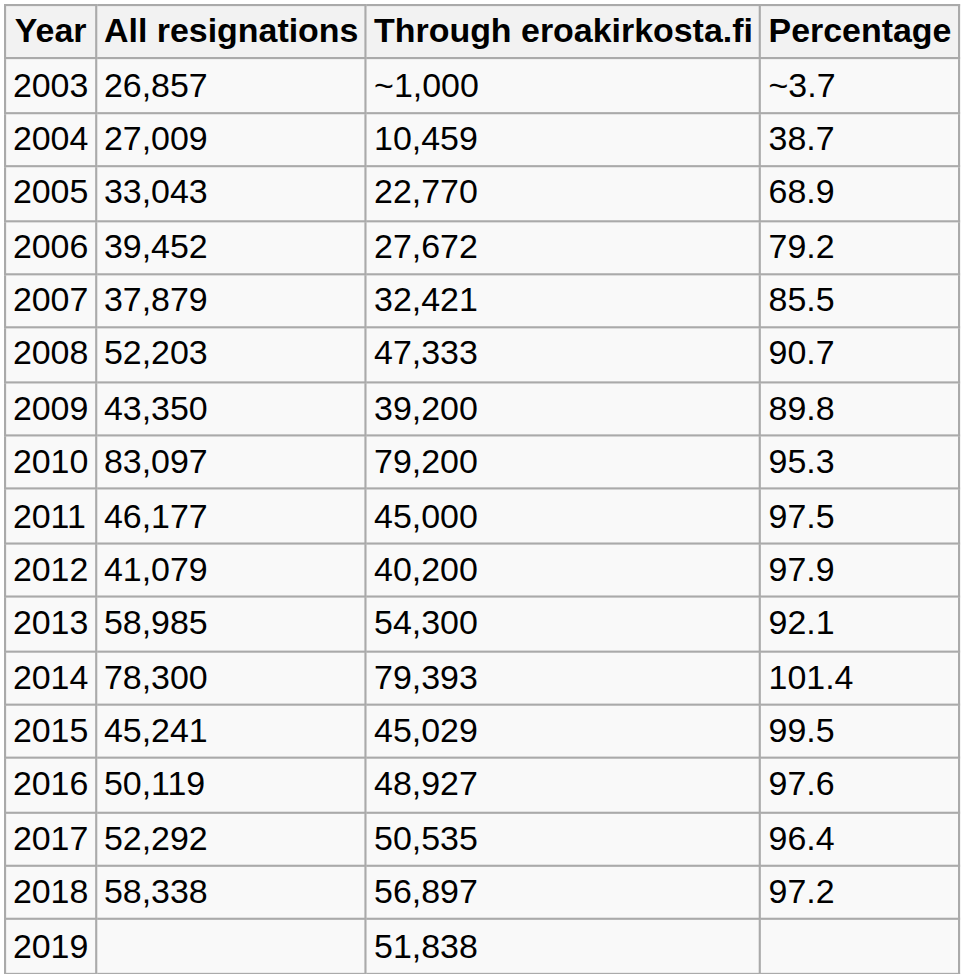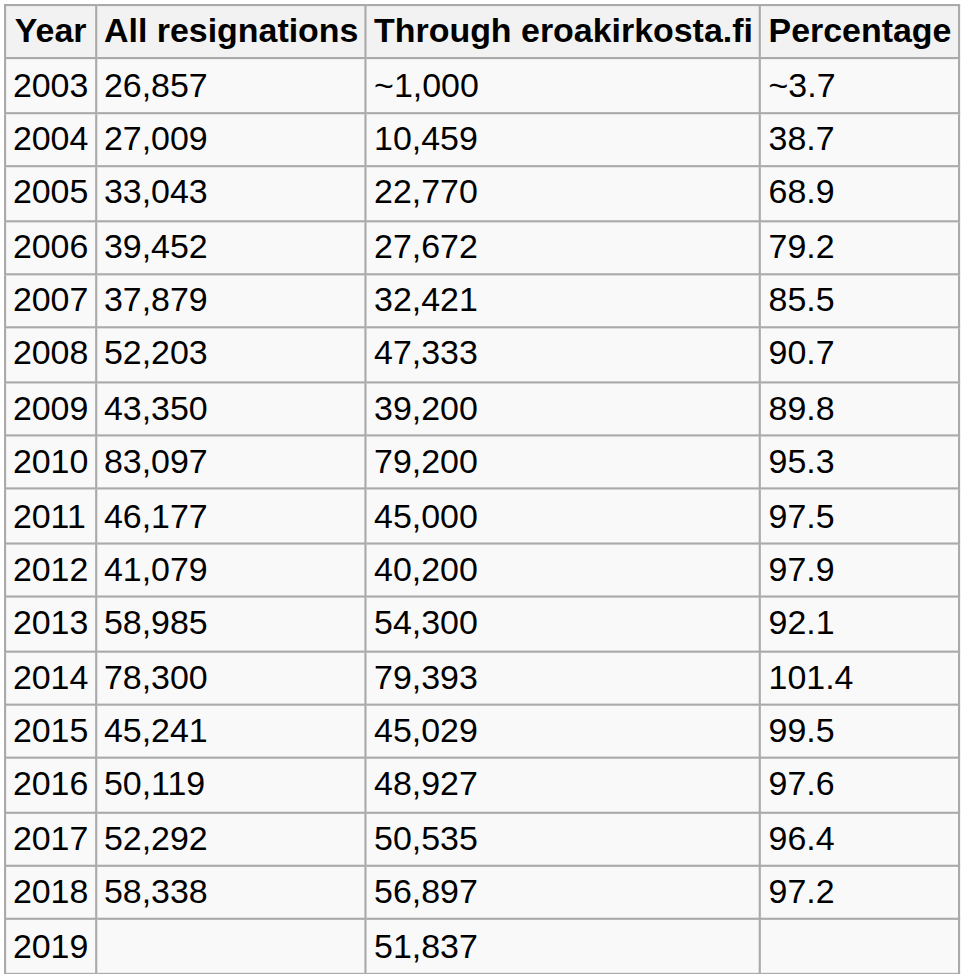(426, 945) 51,838 -> (426, 945) 51,837
